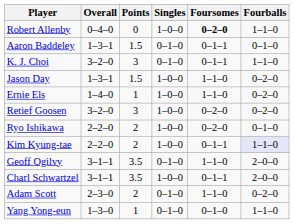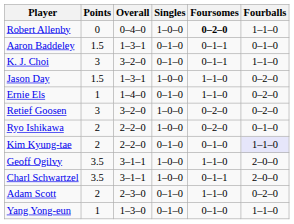columns swapped: (136, 12) <-> (100, 12)
(170, 95) 1–0–0 -> (170, 95) 0–1–0
(170, 144) 1–0–0 -> (170, 144) 0–1–0
(215, 144) 0–1–1 -> (215, 144) 0–1–0
(170, 161) 0–1–0 -> (170, 161) 1–0–0
